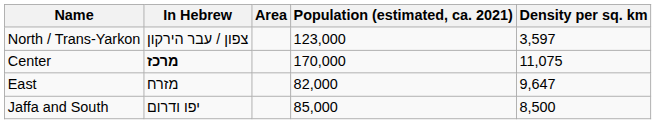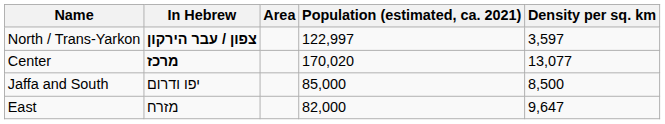(198, 38) normal -> (202, 38) bold
(320, 38) 123,000 -> (328, 38) 122,997
(320, 61) 170,000 -> (328, 61) 170,020
(541, 61) 11,075 -> (550, 61) 13,077
rows swapped: (58, 107) <-> (22, 84)
